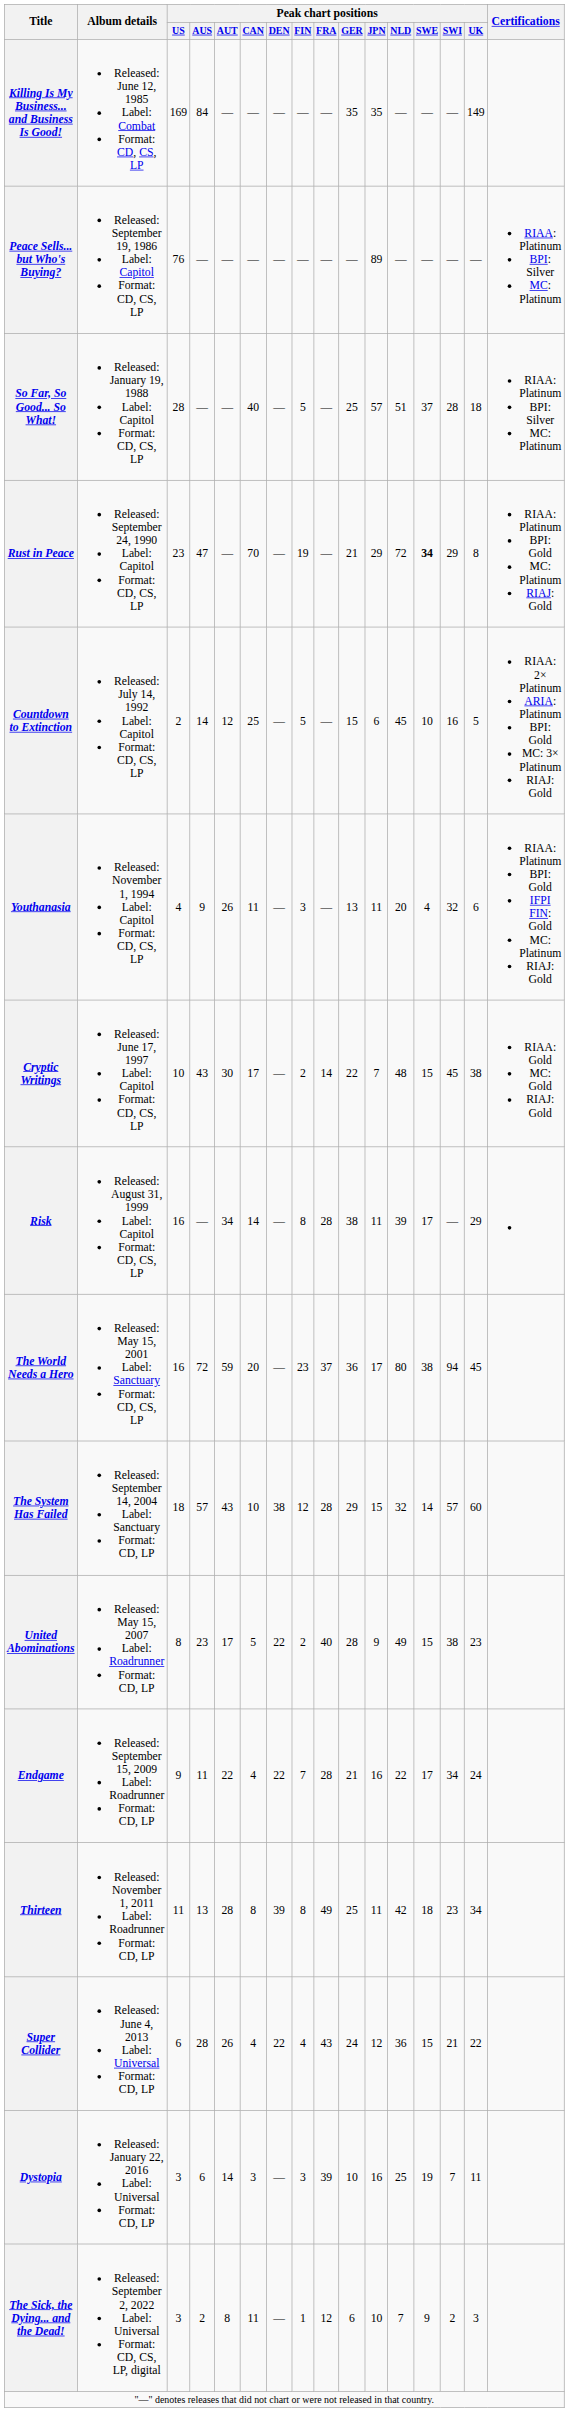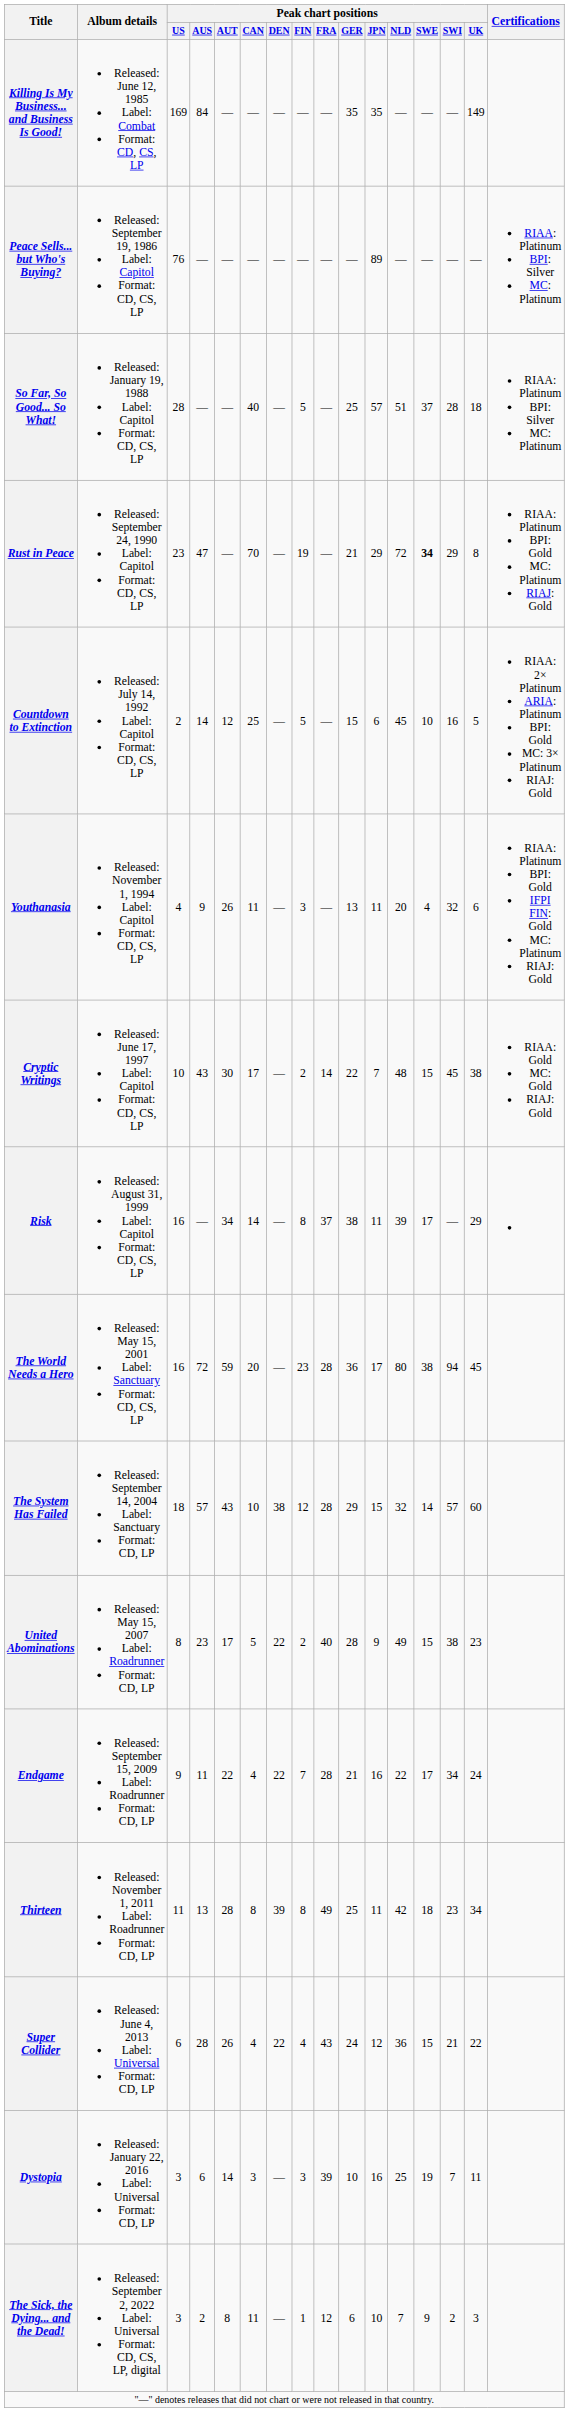(326, 1220) 28 -> (326, 1220) 37
(326, 1367) 37 -> (326, 1367) 28
